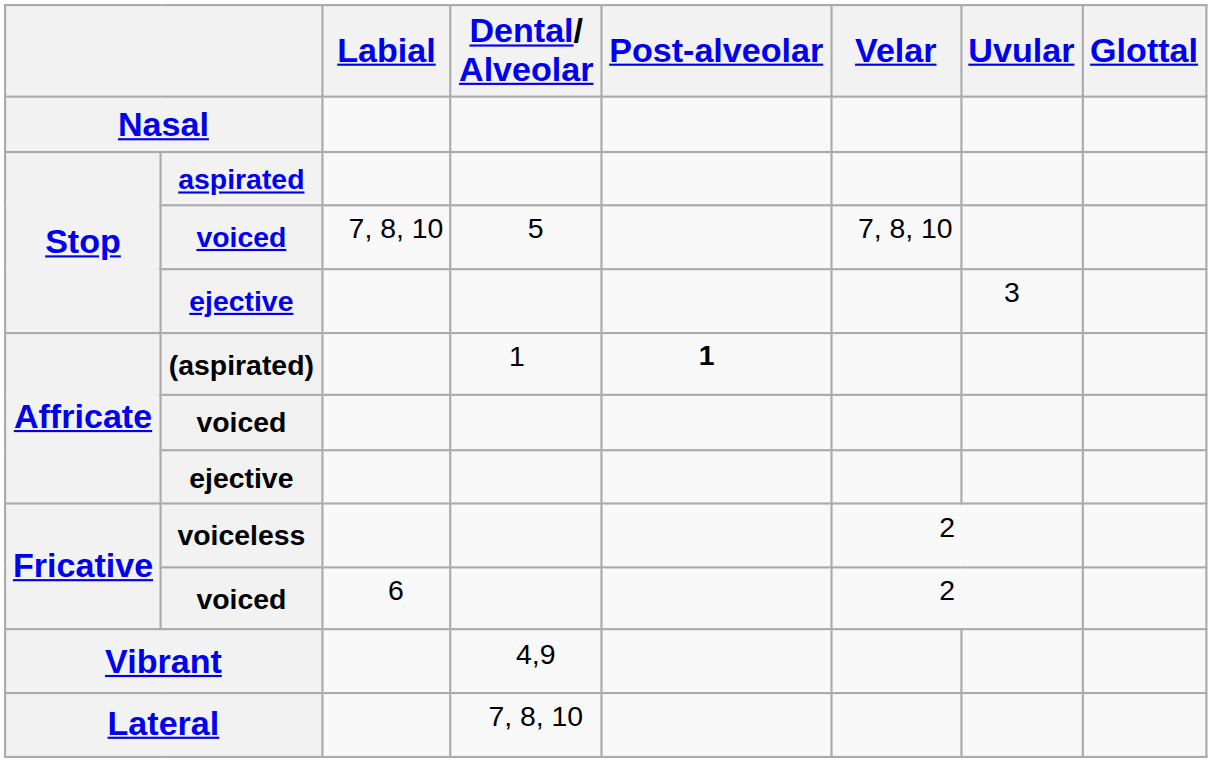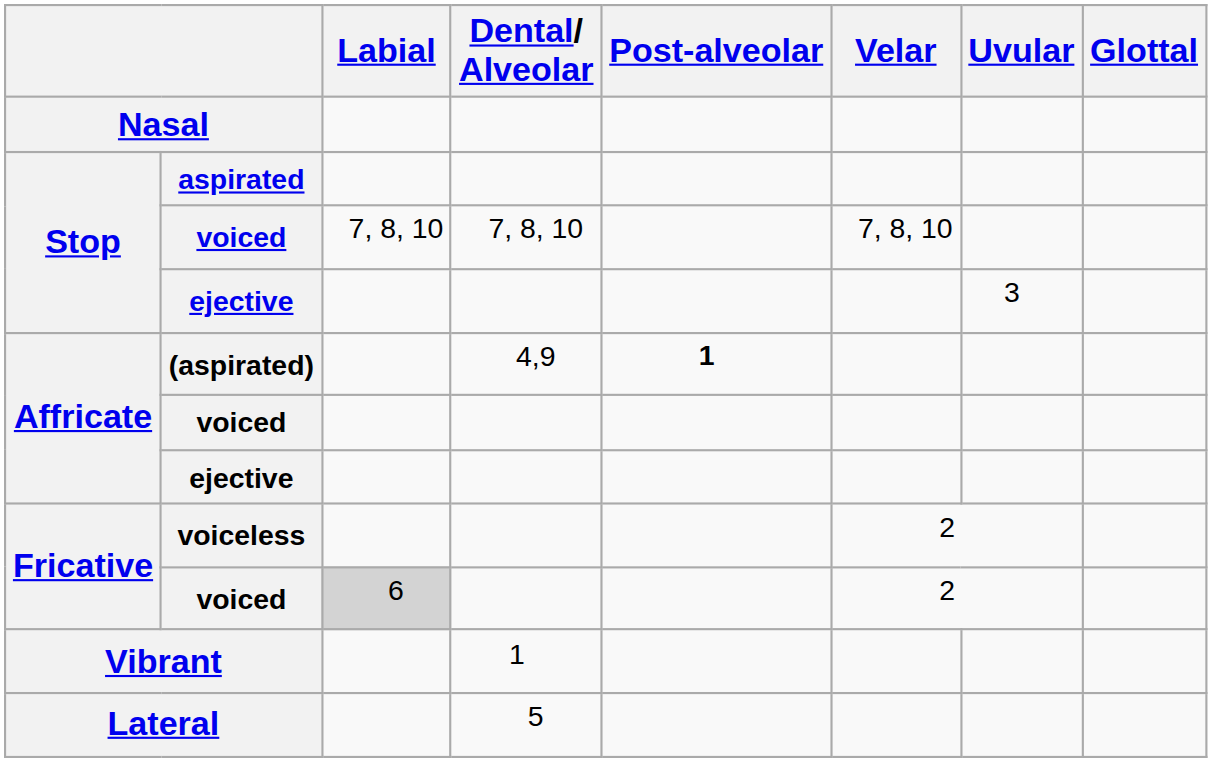(526, 236) 5 -> (526, 236) 7, 8, 10
(526, 363) 1 -> (526, 363) 4,9
(386, 597) no background -> (386, 597) lightgrey background
(526, 661) 4,9 -> (526, 661) 1
(526, 724) 7, 8, 10 -> (526, 724) 5
